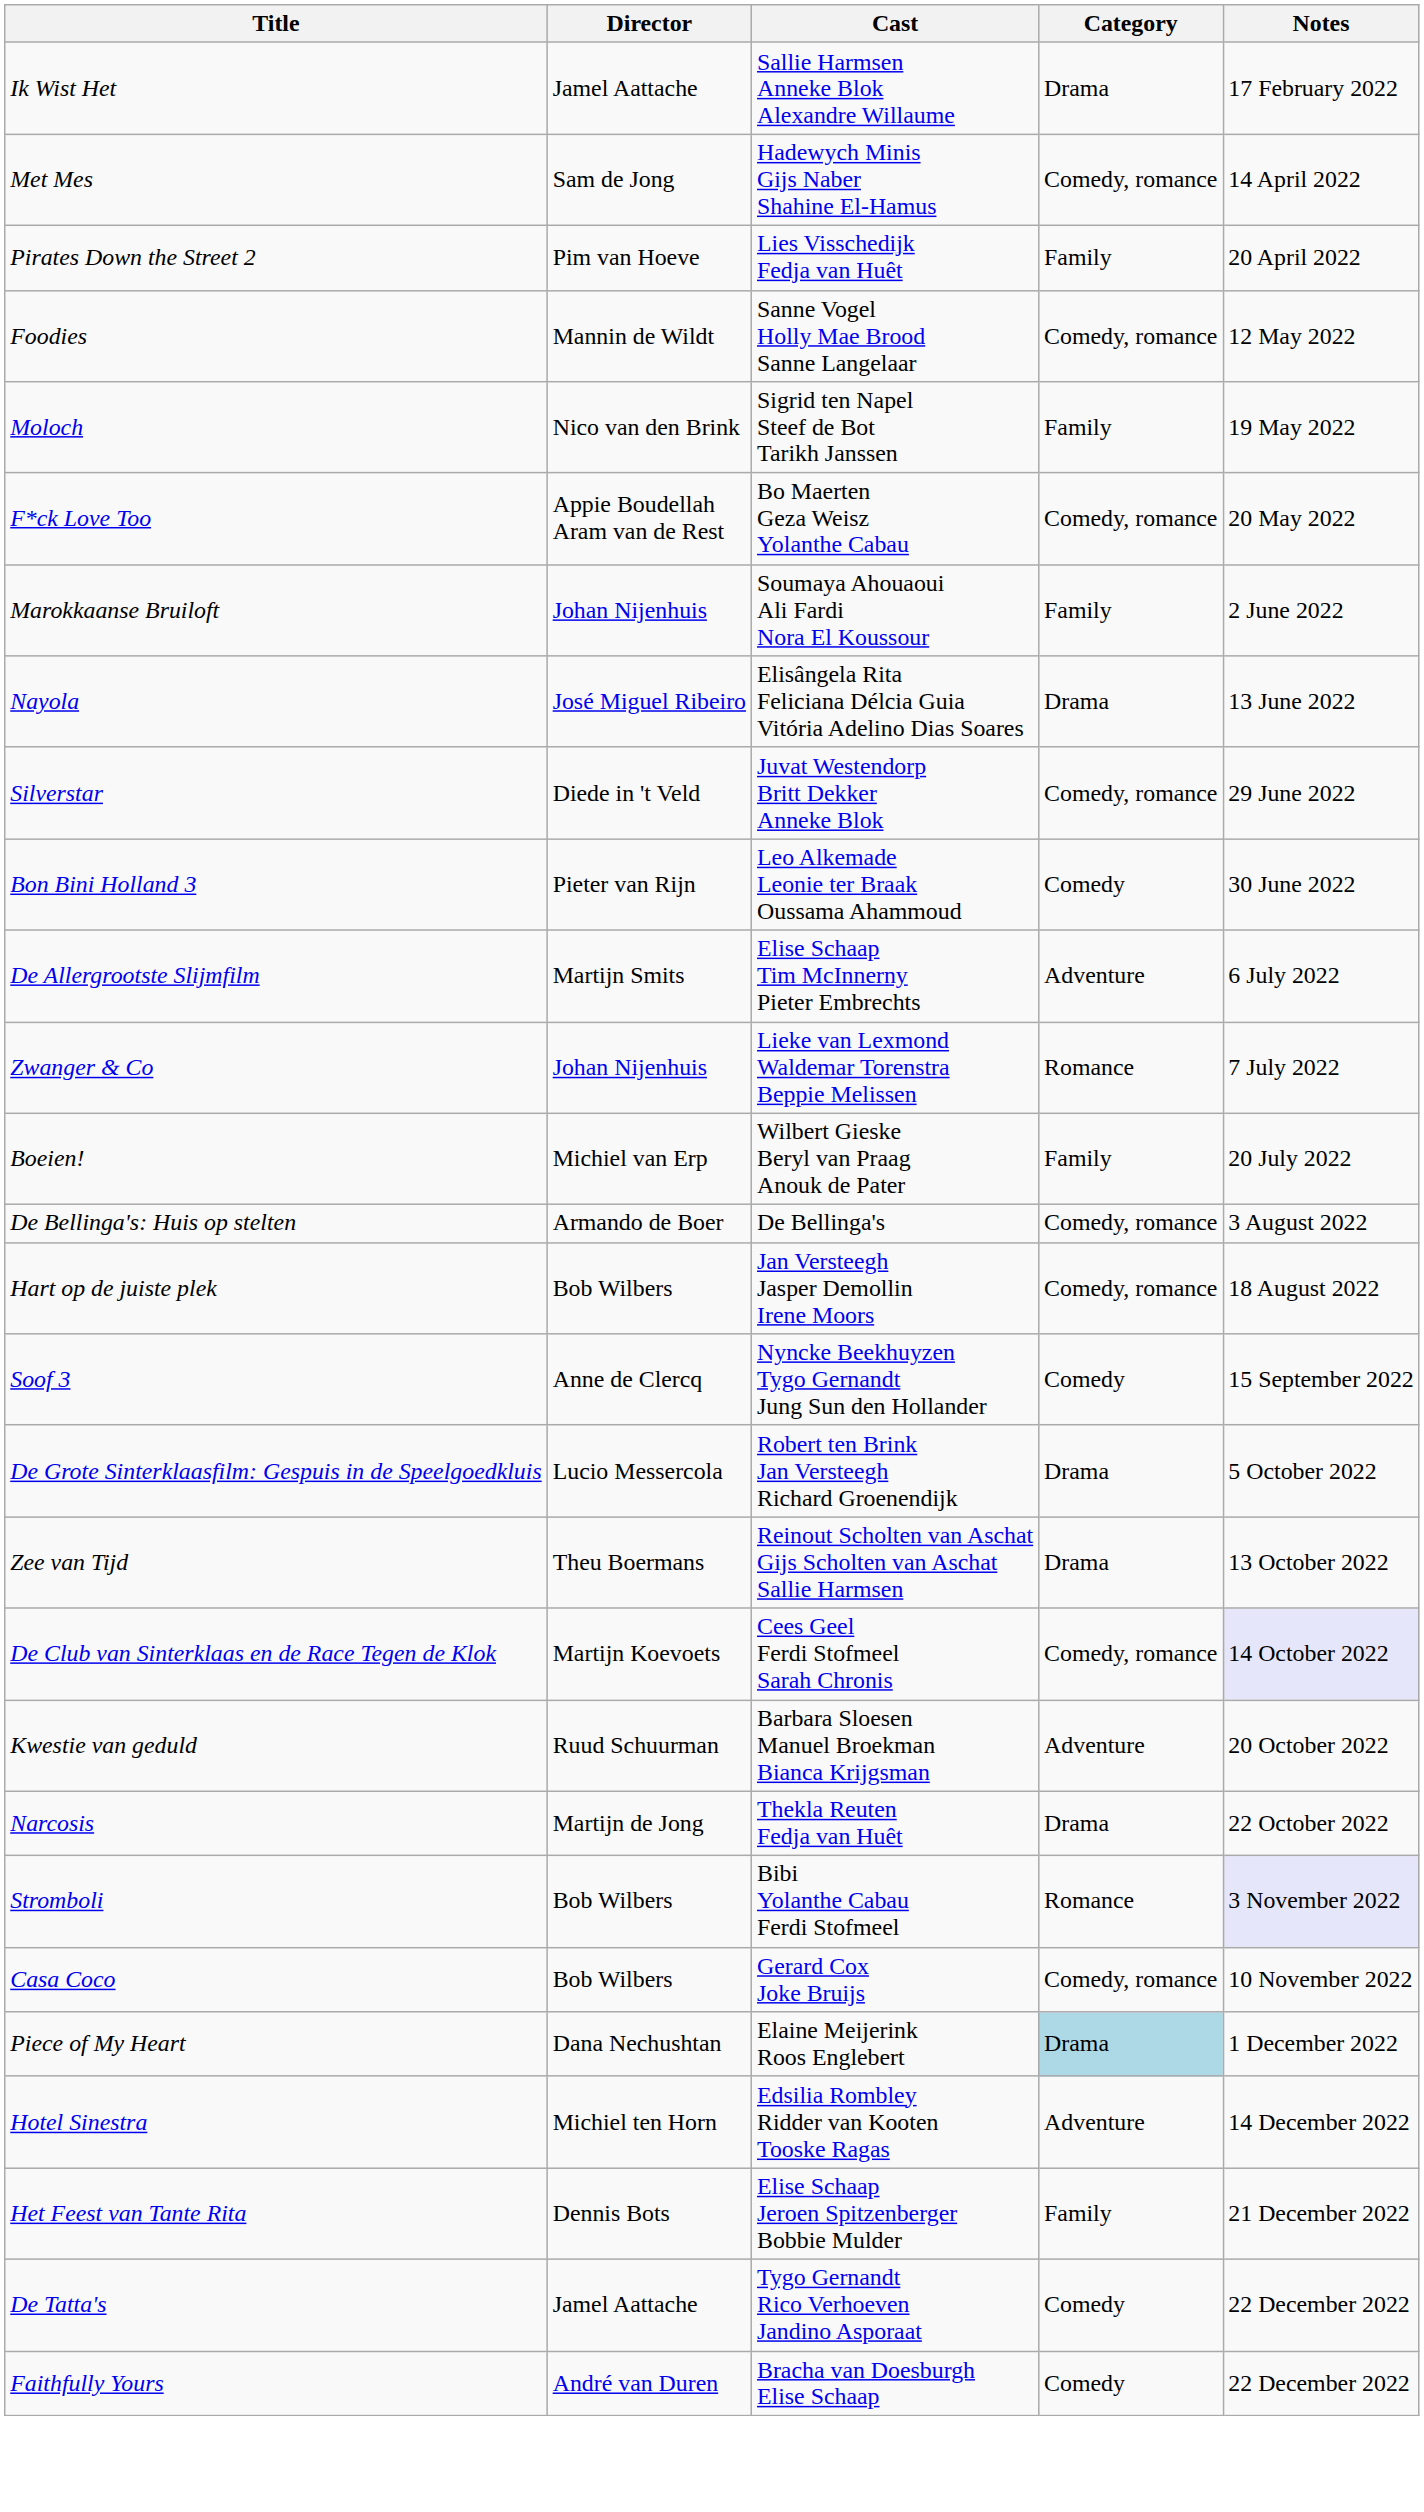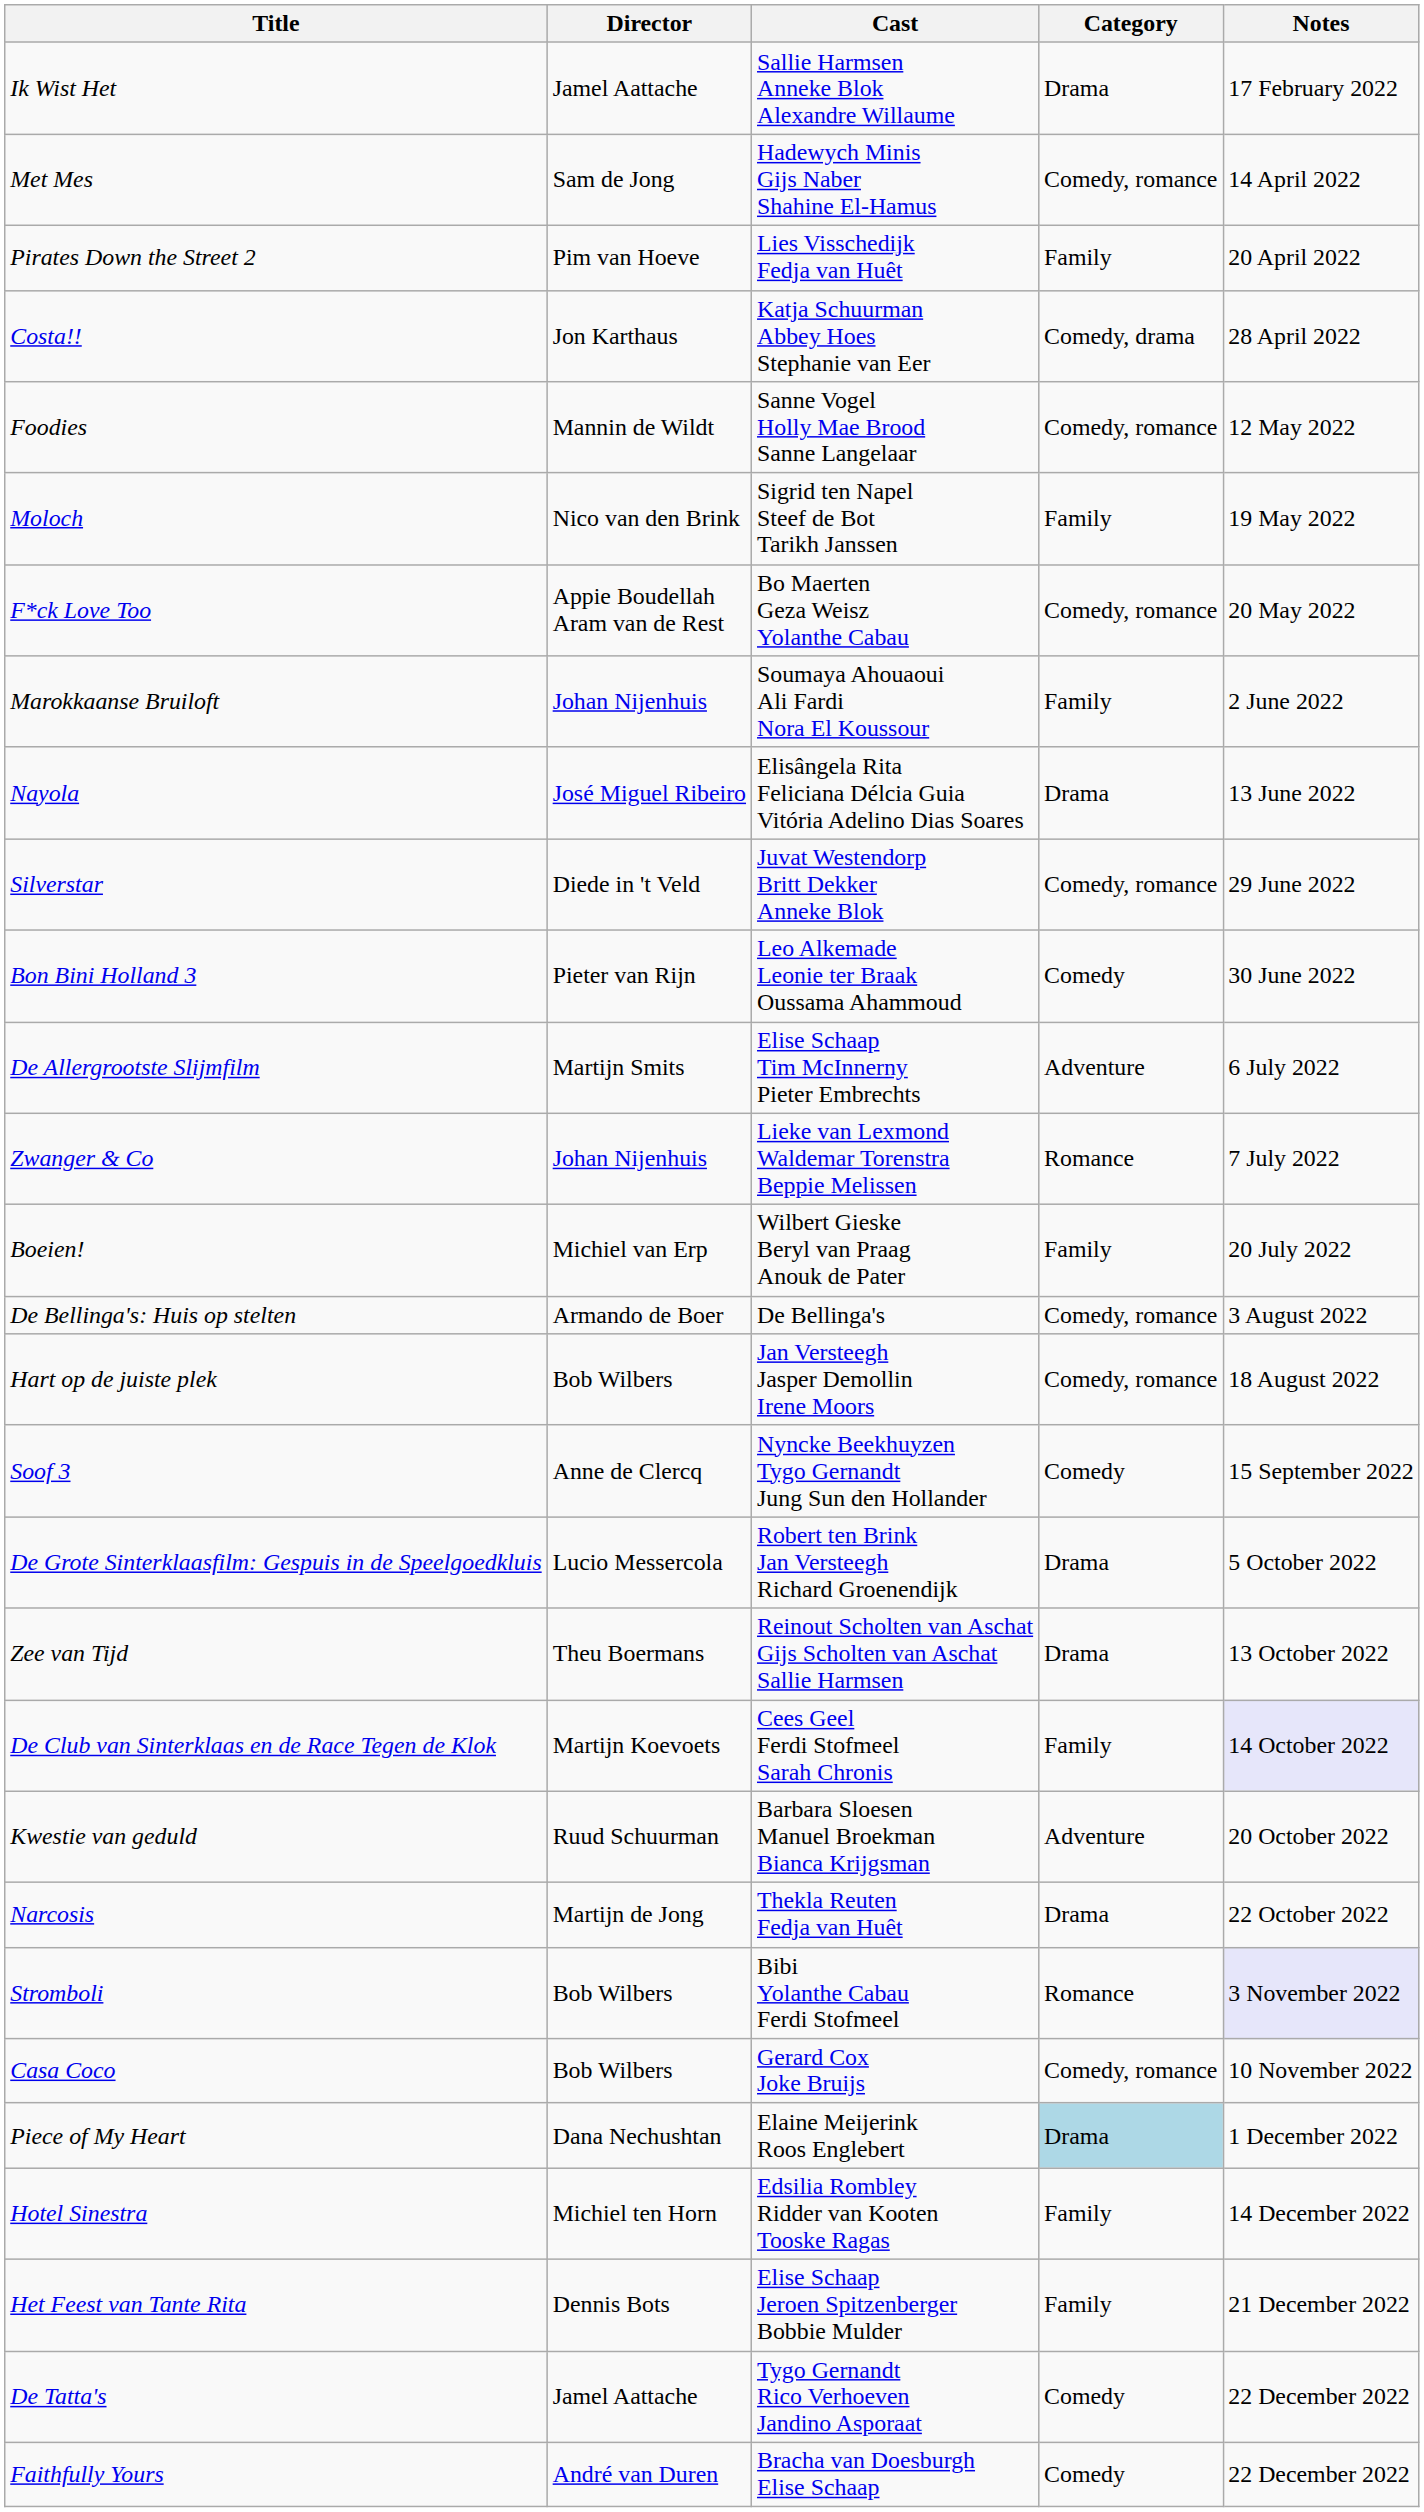+ row: (46, 335)
(1131, 1653) Comedy, romance -> (1078, 1745) Family
(1094, 2121) Adventure -> (1078, 2213) Family
